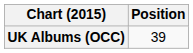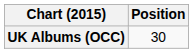(158, 37) 39 -> (158, 37) 30
